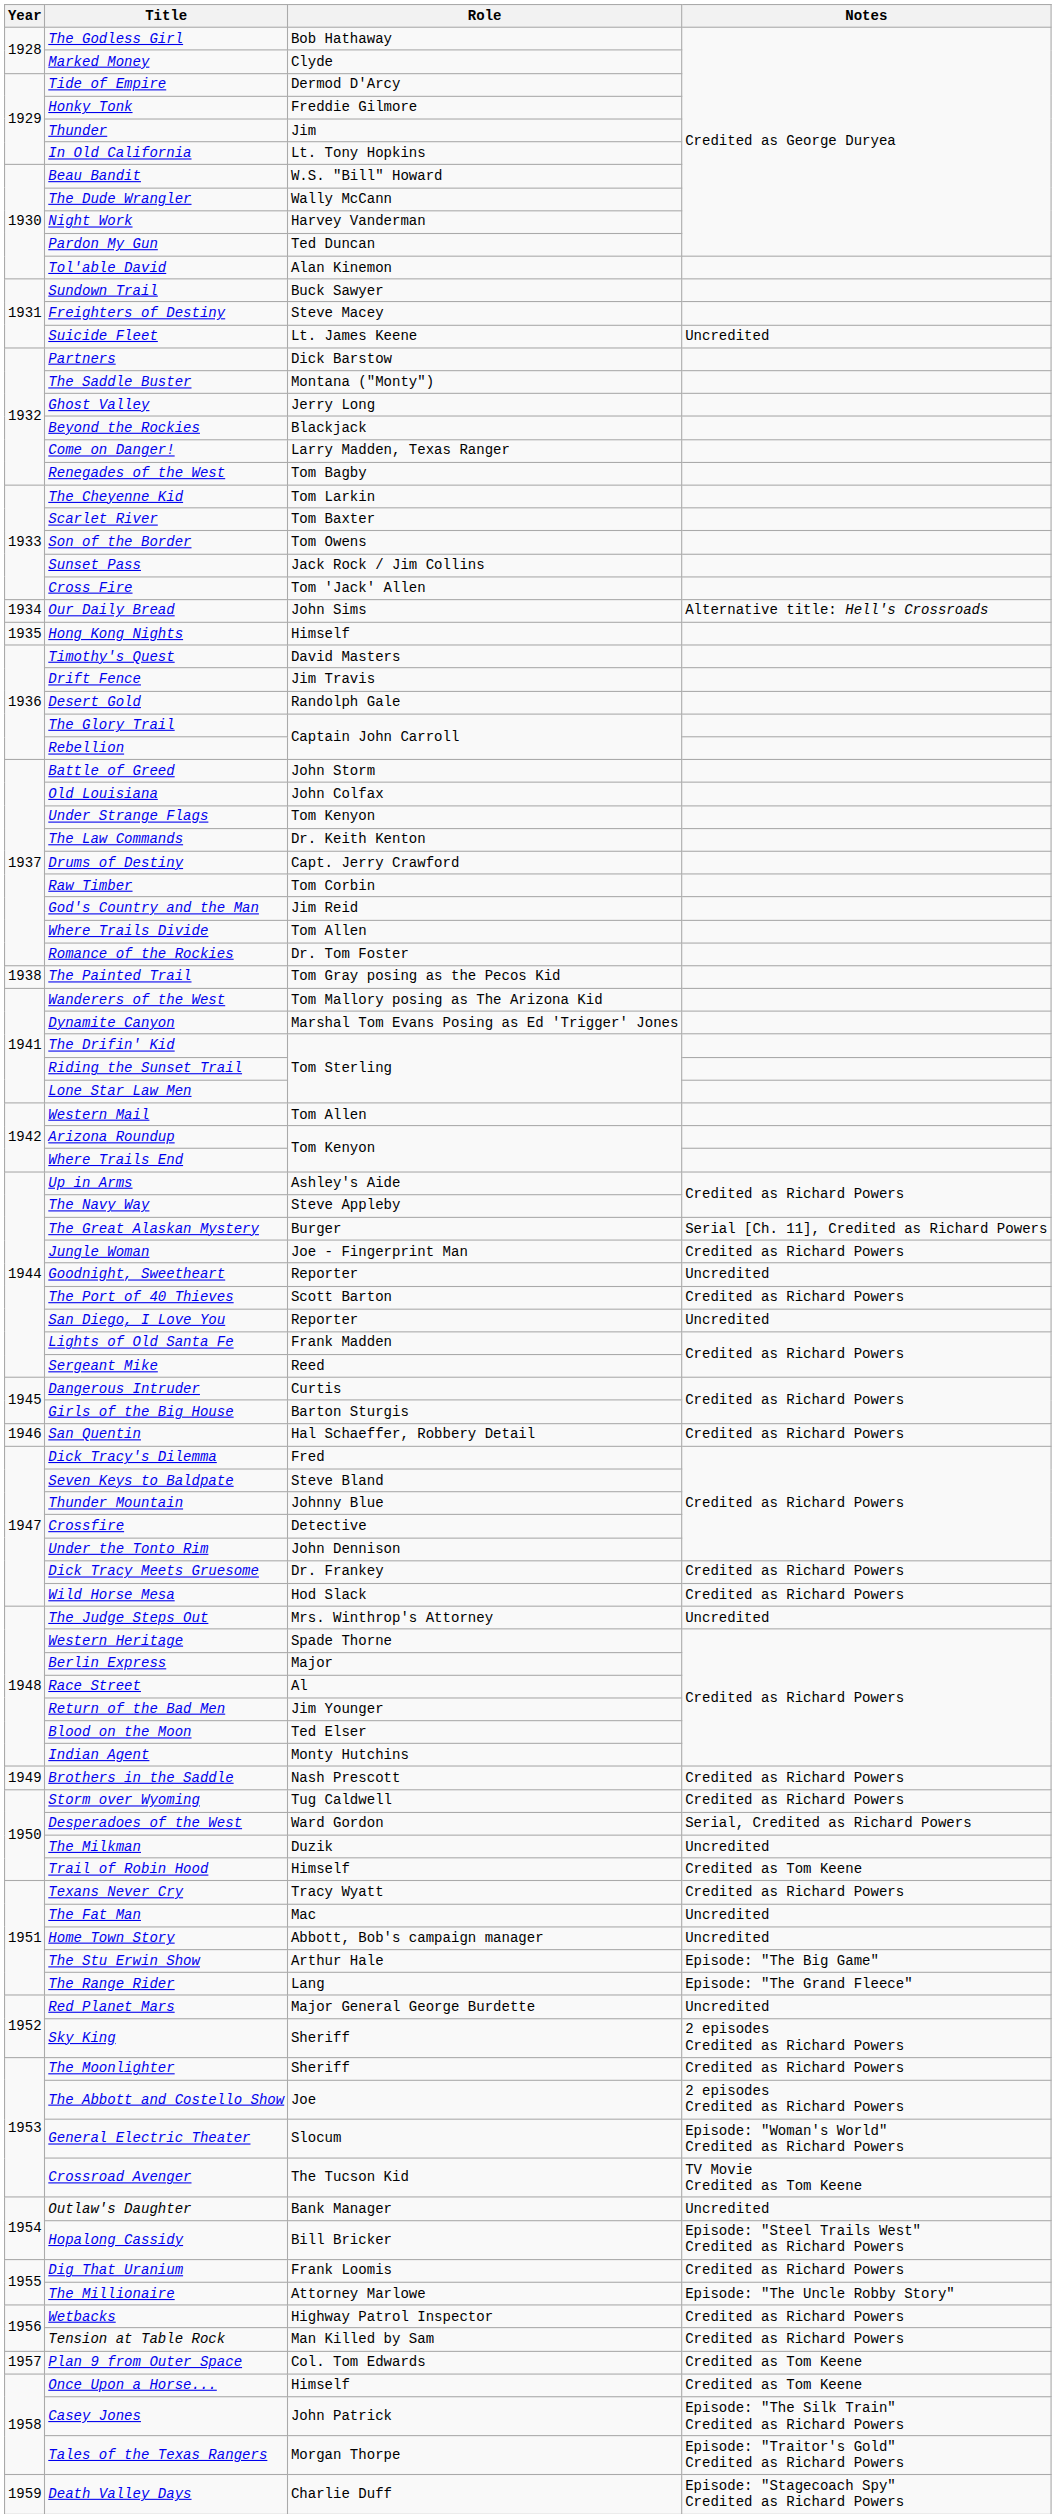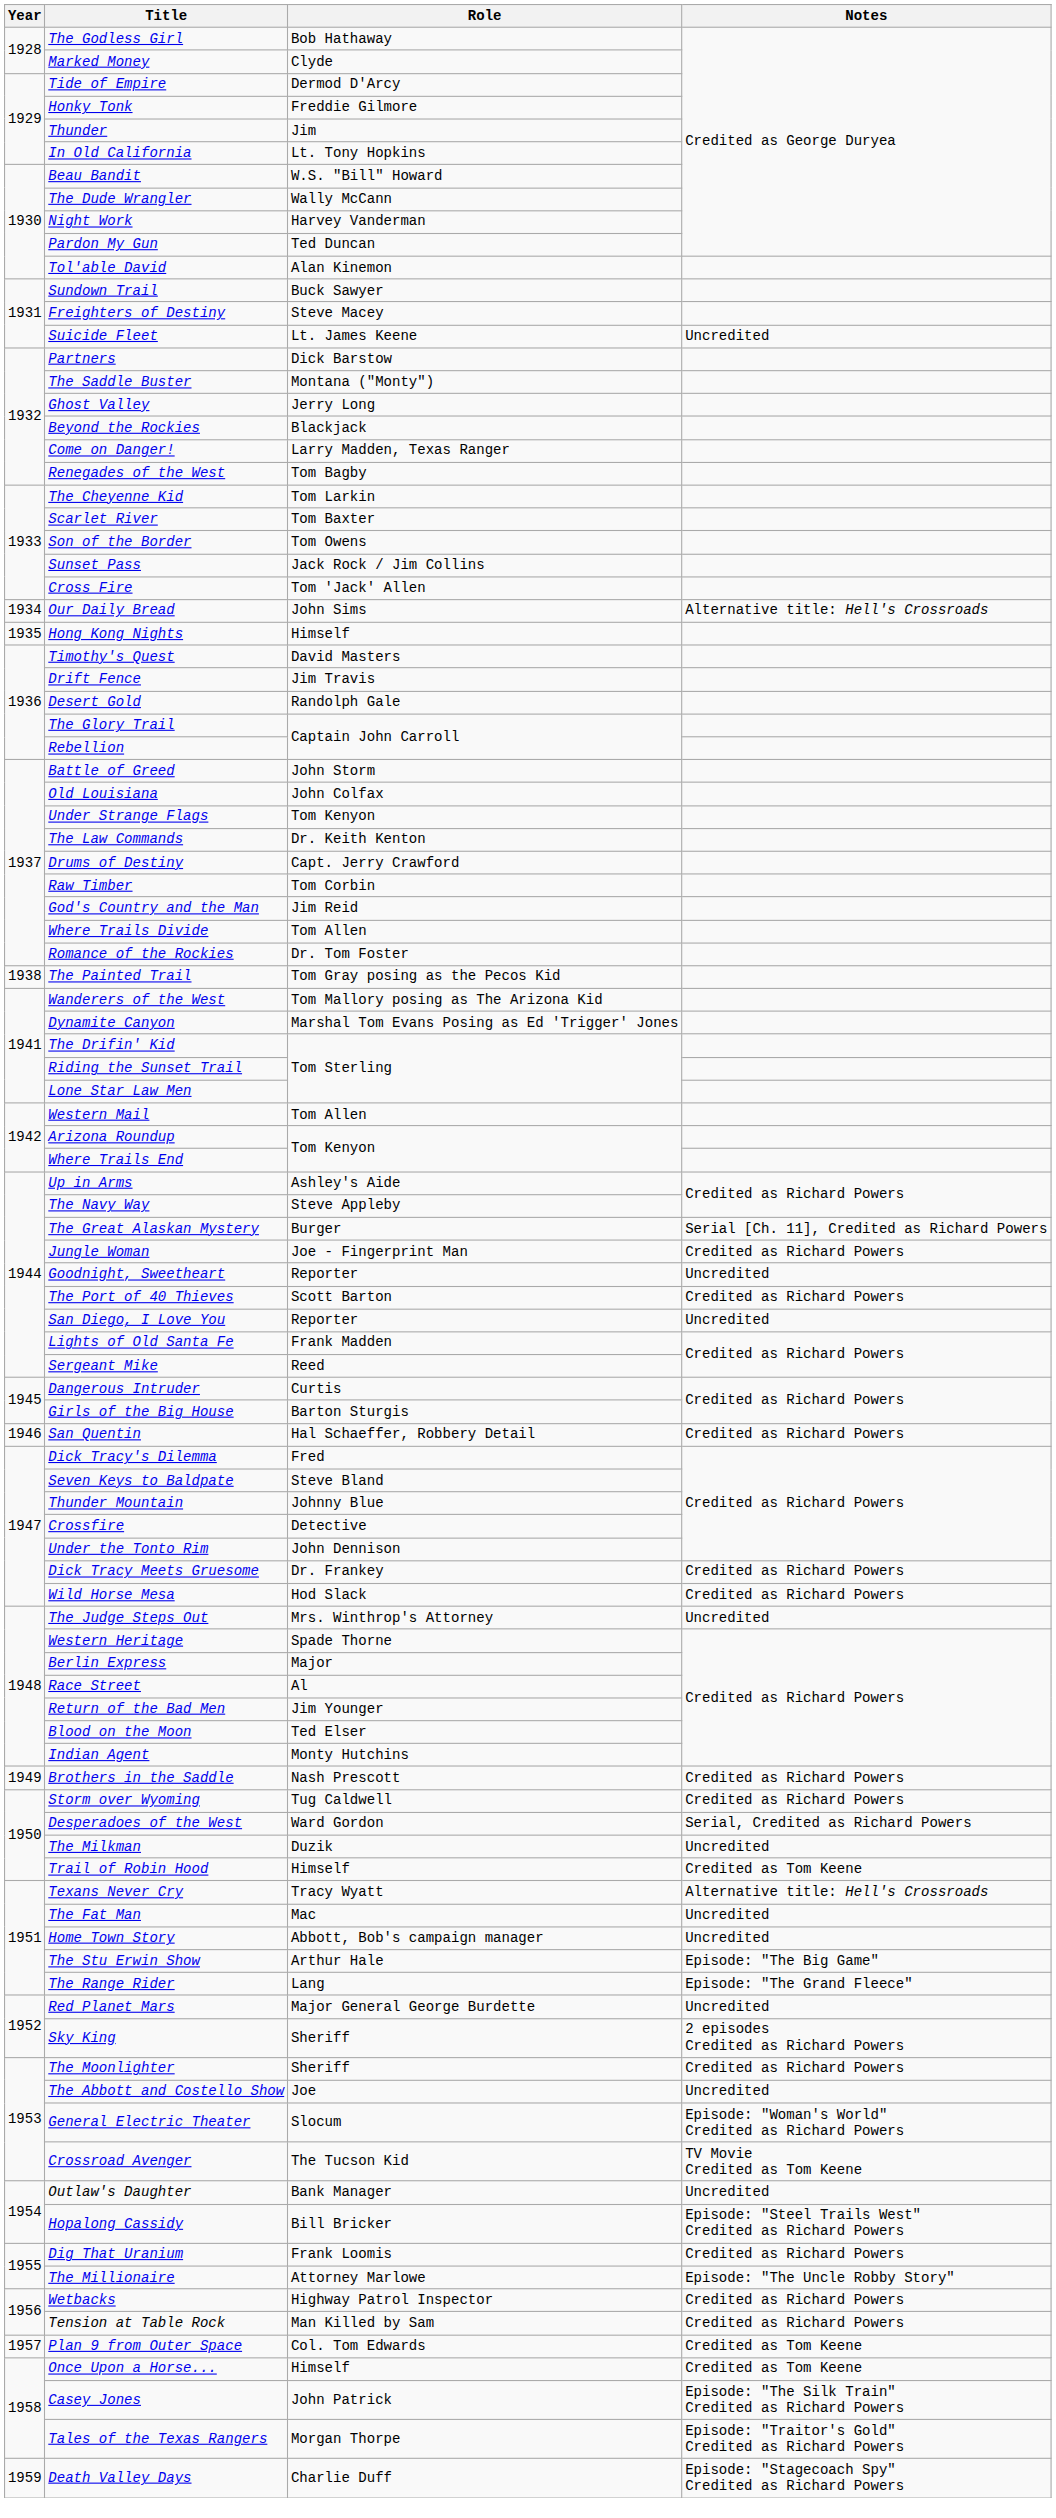(795, 1892) Credited as Richard Powers -> (837, 1892) Alternative title: Hell's Crossroads
(795, 2100) 2 episodes Credited as Richard Powers -> (727, 2092) Uncredited
